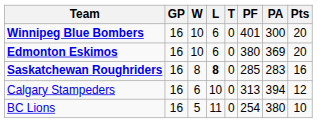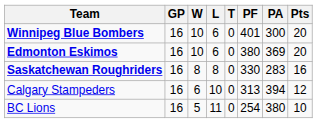(216, 71) bold -> (216, 71) normal
(250, 71) 285 -> (250, 71) 330
